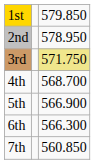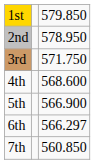(64, 59) khaki background -> (64, 59) no background
(64, 81) 568.700 -> (64, 81) 568.600
(64, 125) 566.300 -> (64, 125) 566.297
